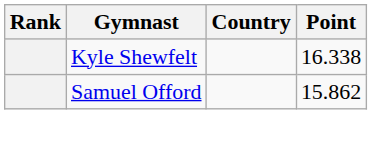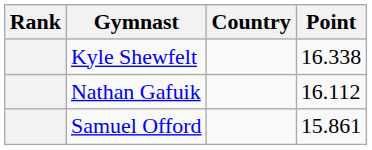+ row: (136, 91)
(331, 91) 15.862 -> (331, 126) 15.861
